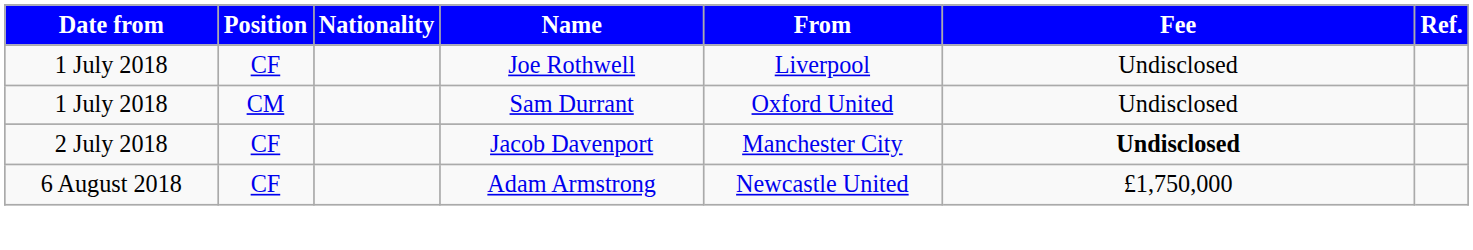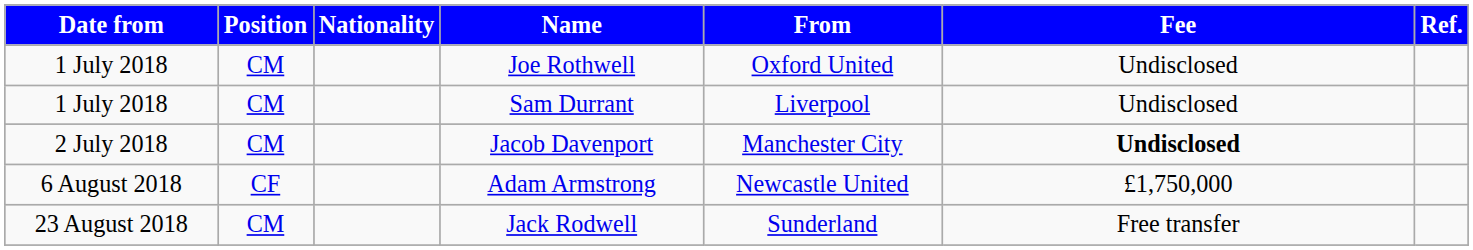(265, 64) CF -> (265, 64) CM
(822, 64) Liverpool -> (822, 64) Oxford United
(822, 104) Oxford United -> (822, 104) Liverpool
(265, 144) CF -> (265, 144) CM
+ row: (572, 224)
